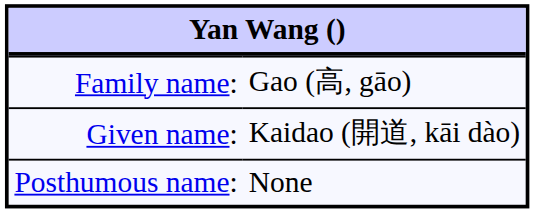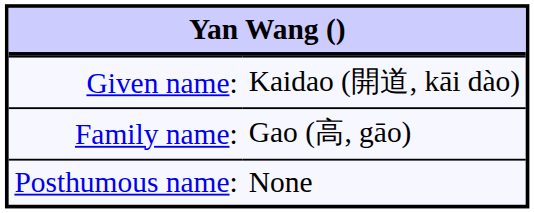rows swapped: (156, 81) <-> (162, 133)
